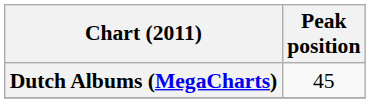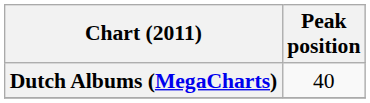(324, 80) 45 -> (324, 80) 40
